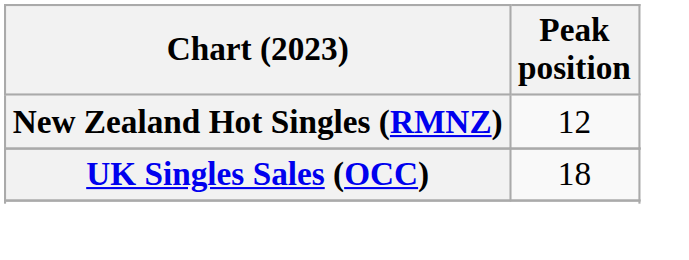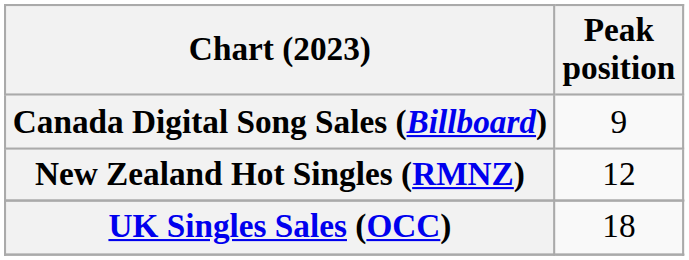+ row: (280, 121)
